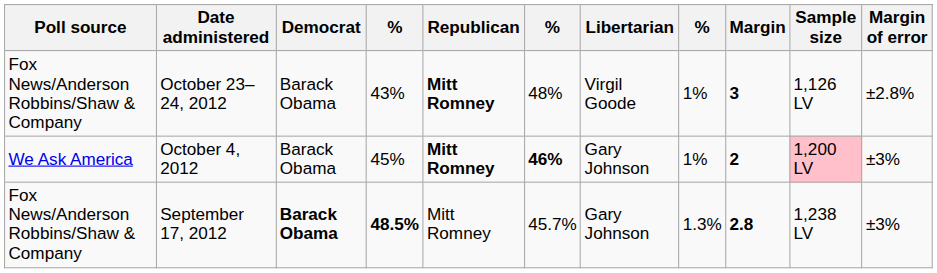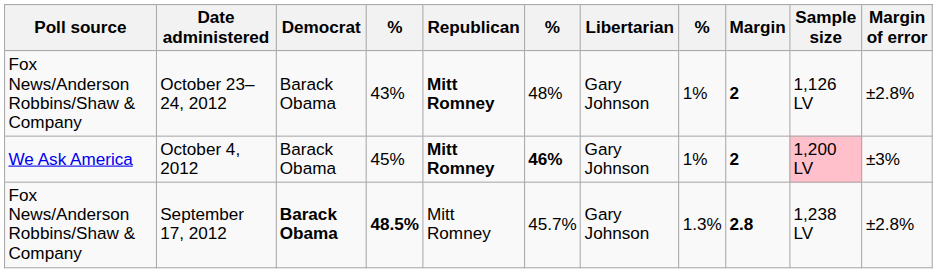(610, 93) Virgil Goode -> (617, 93) Gary Johnson
(734, 93) 3 -> (734, 93) 2
(883, 224) ±3% -> (890, 224) ±2.8%
